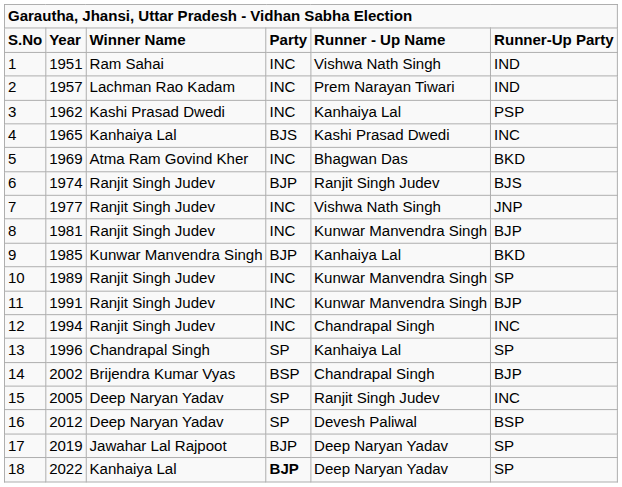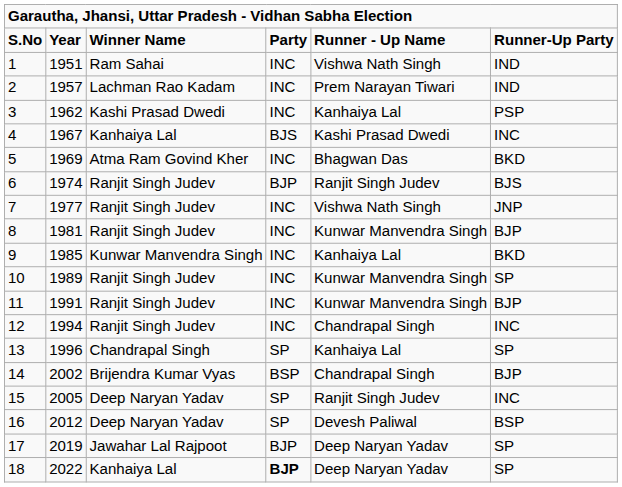(66, 135) 1965 -> (66, 135) 1967
(283, 254) BJP -> (282, 254) INC
